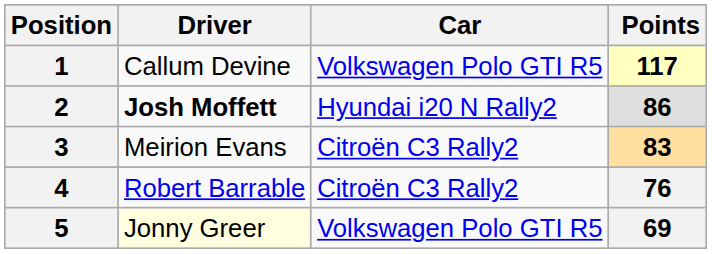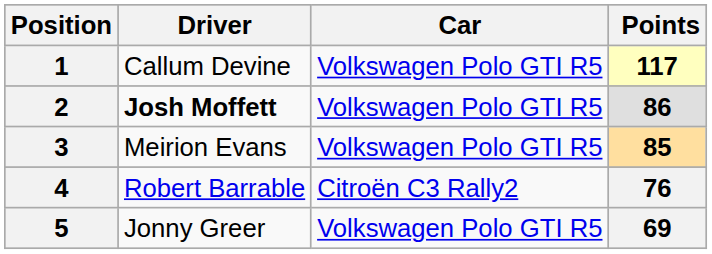(437, 107) Hyundai i20 N Rally2 -> (460, 107) Volkswagen Polo GTI R5
(418, 147) Citroën C3 Rally2 -> (460, 147) Volkswagen Polo GTI R5
(657, 147) 83 -> (657, 147) 85
(195, 229) lightyellow background -> (195, 229) no background
